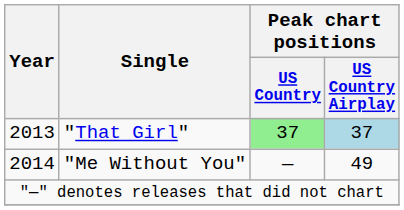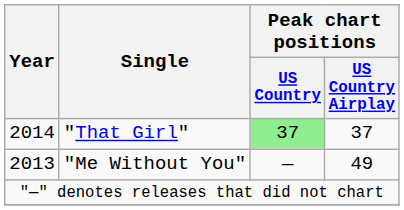(32, 133) 2013 -> (32, 133) 2014
(362, 133) lightblue background -> (362, 133) no background
(32, 164) 2014 -> (32, 164) 2013
